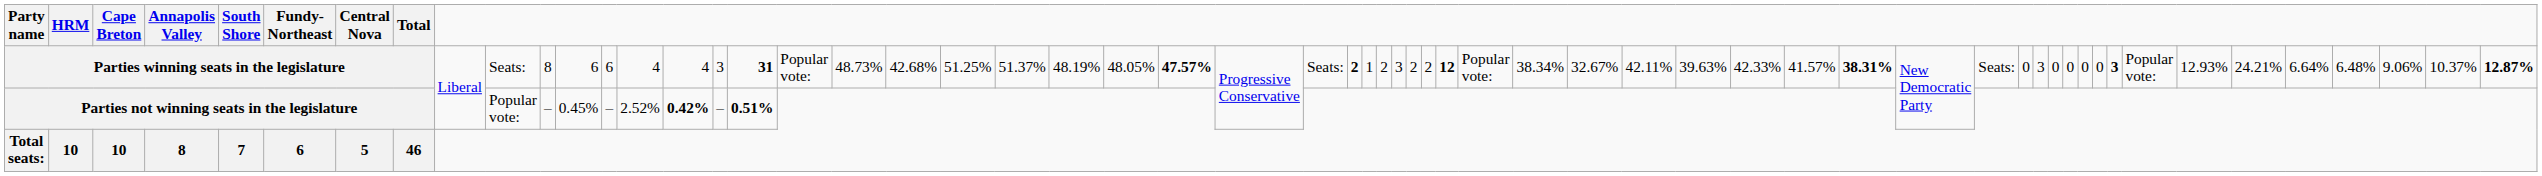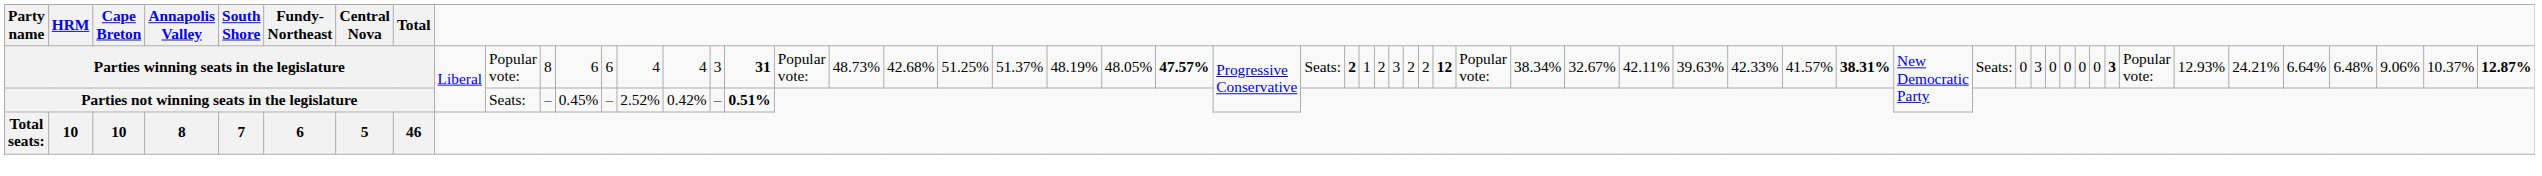(507, 66) Seats: -> (513, 66) Popular vote:
(513, 108) Popular vote: -> (507, 99) Seats:
(688, 108) bold -> (687, 99) normal
